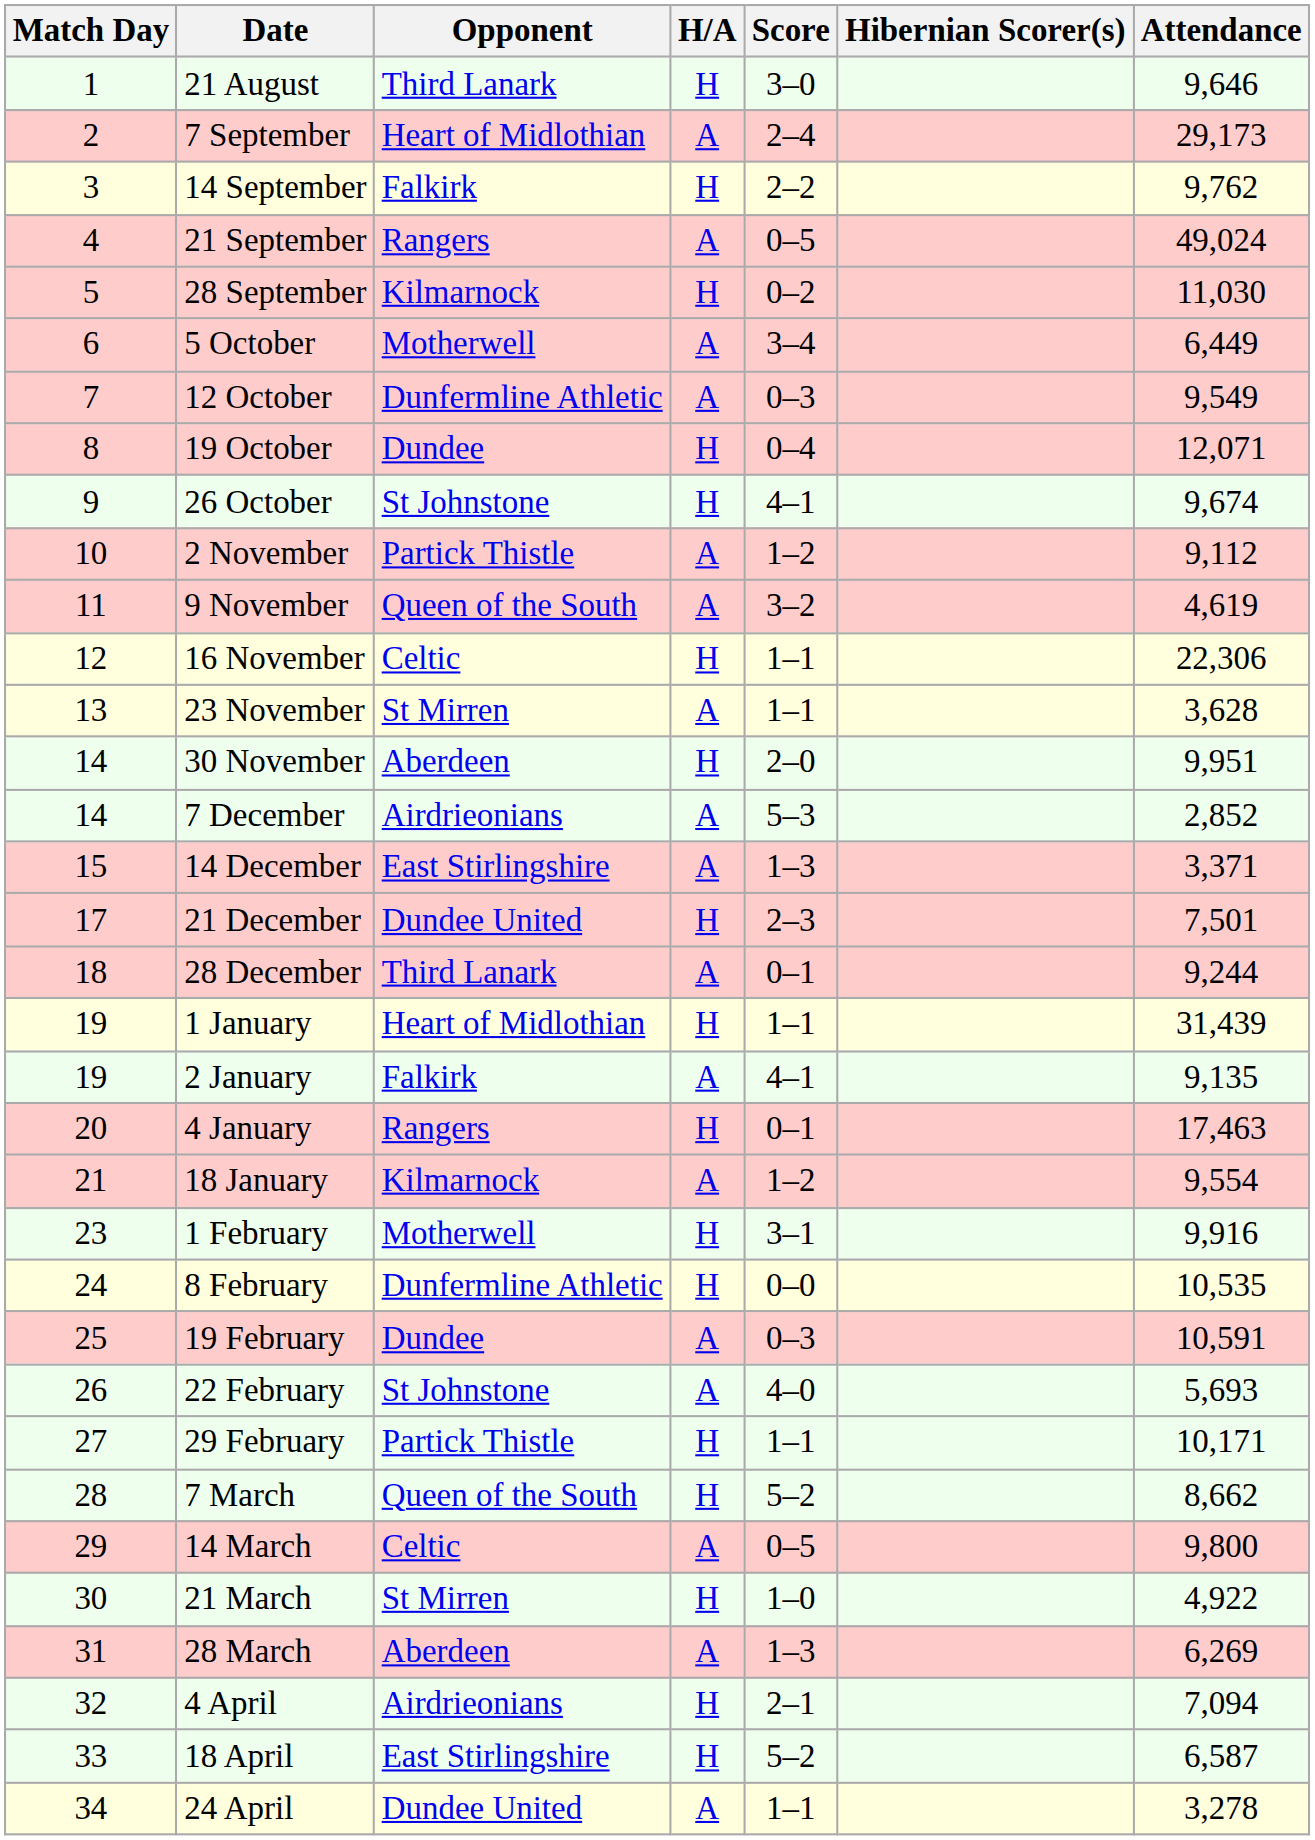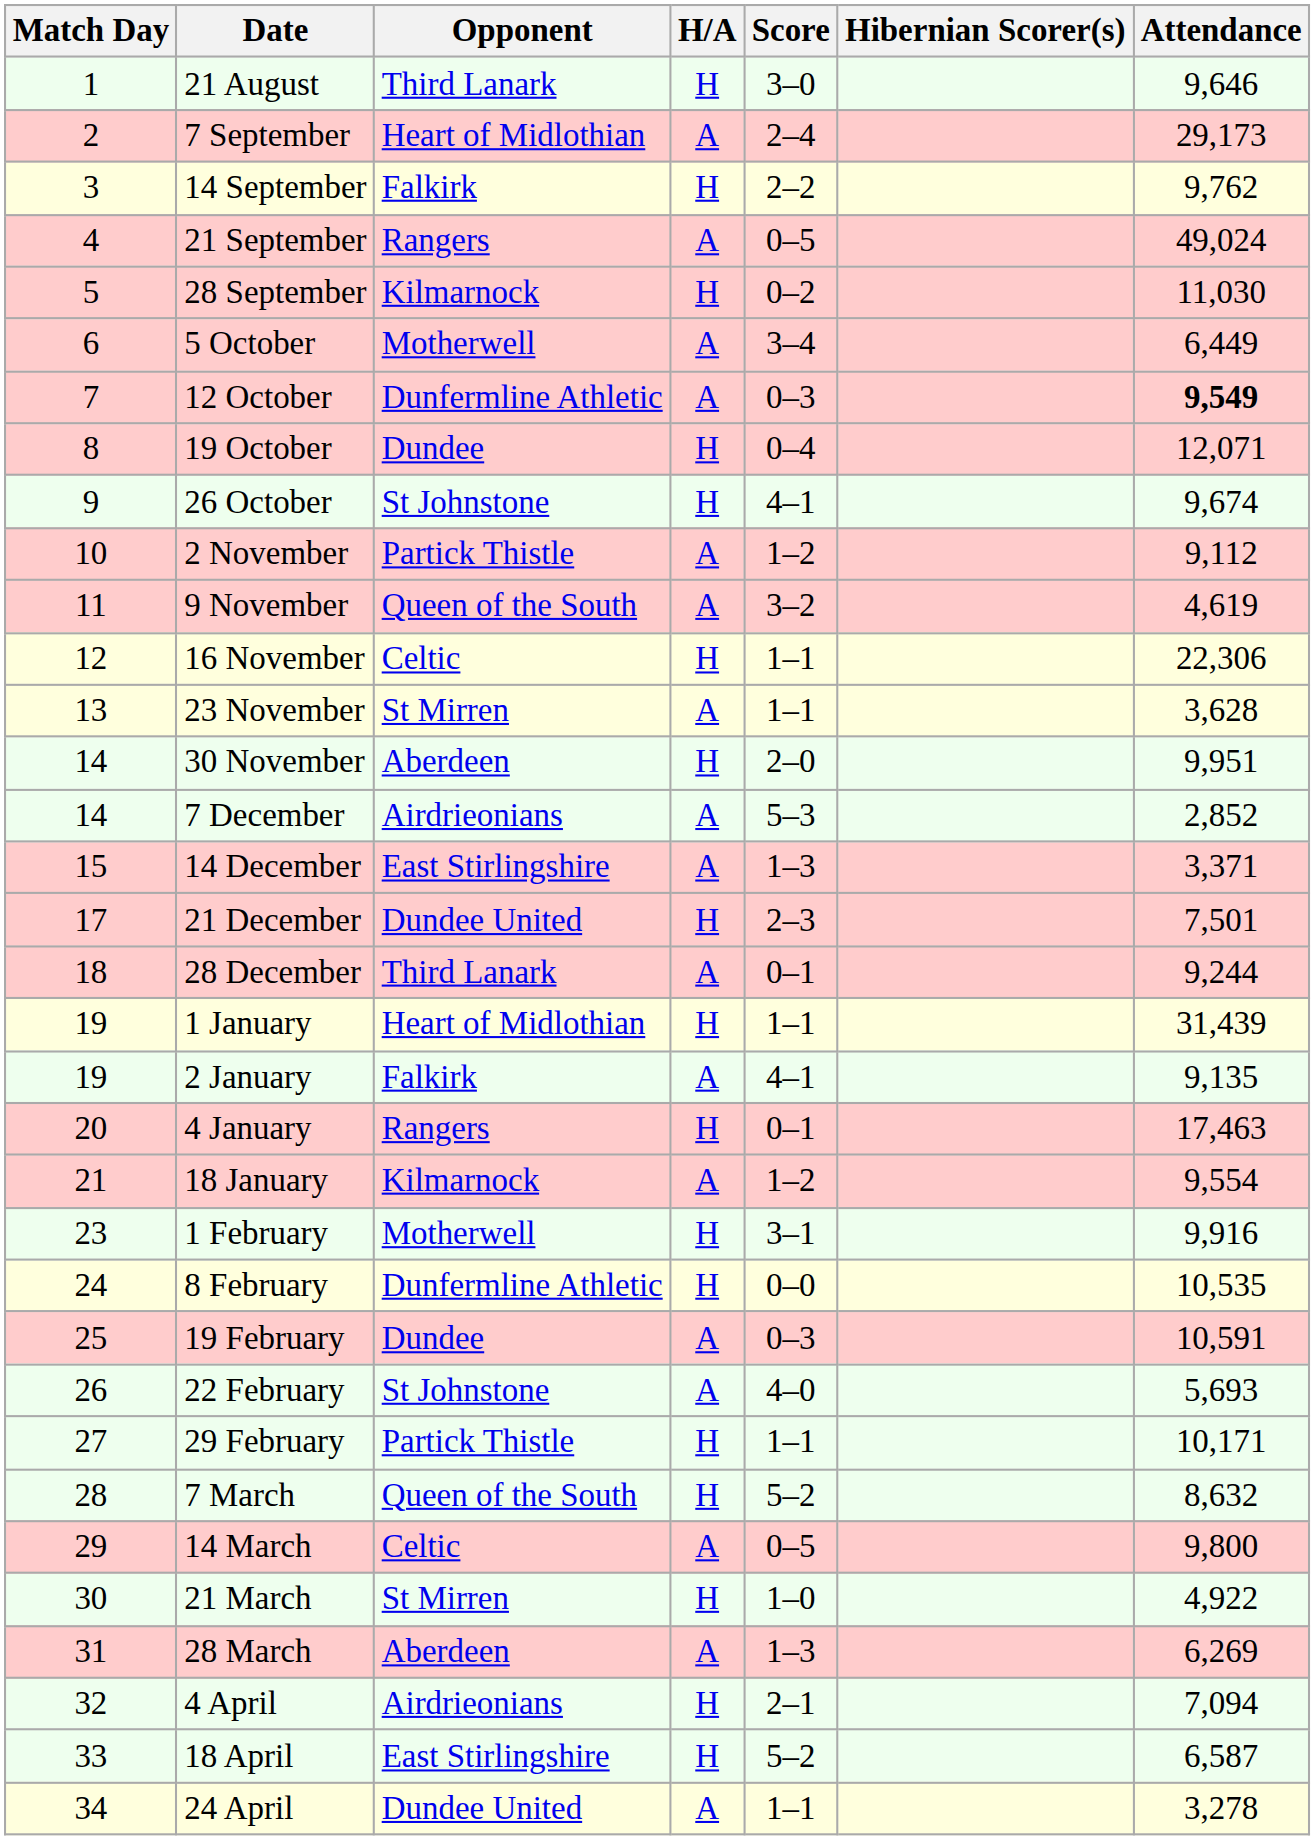(1221, 396) normal -> (1221, 396) bold
(1221, 1494) 8,662 -> (1221, 1494) 8,632
